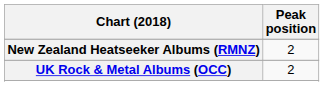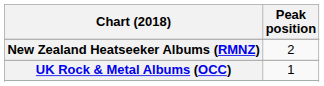(291, 70) 2 -> (291, 70) 1
